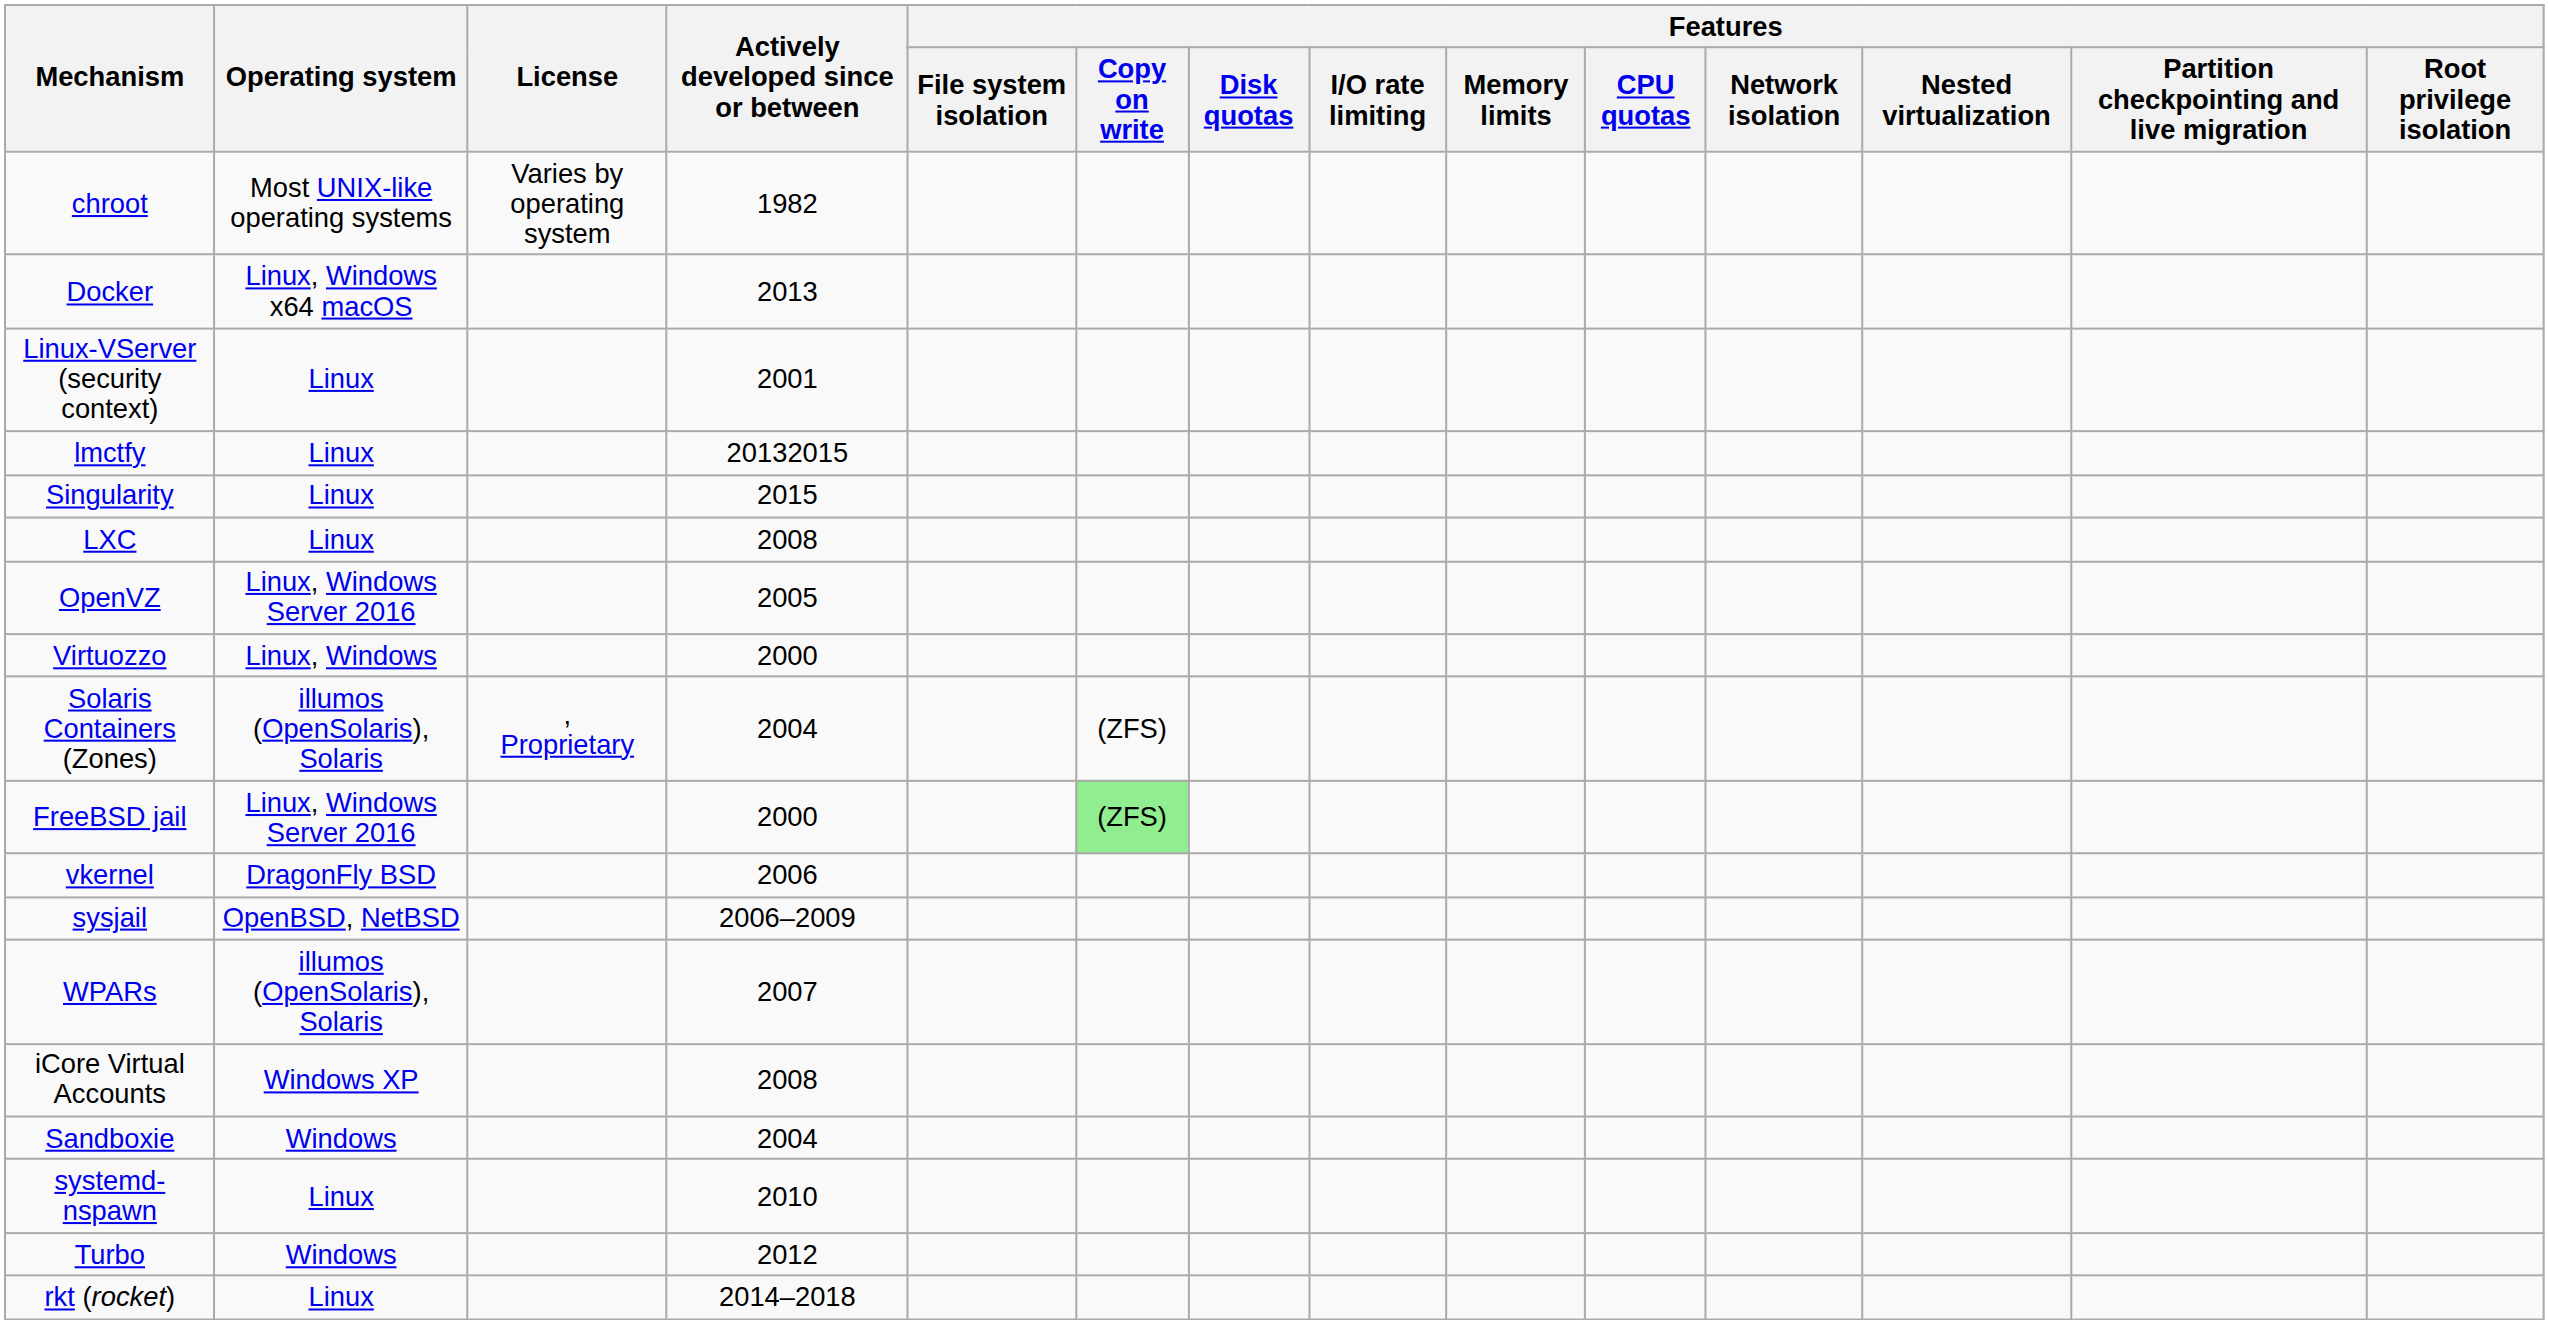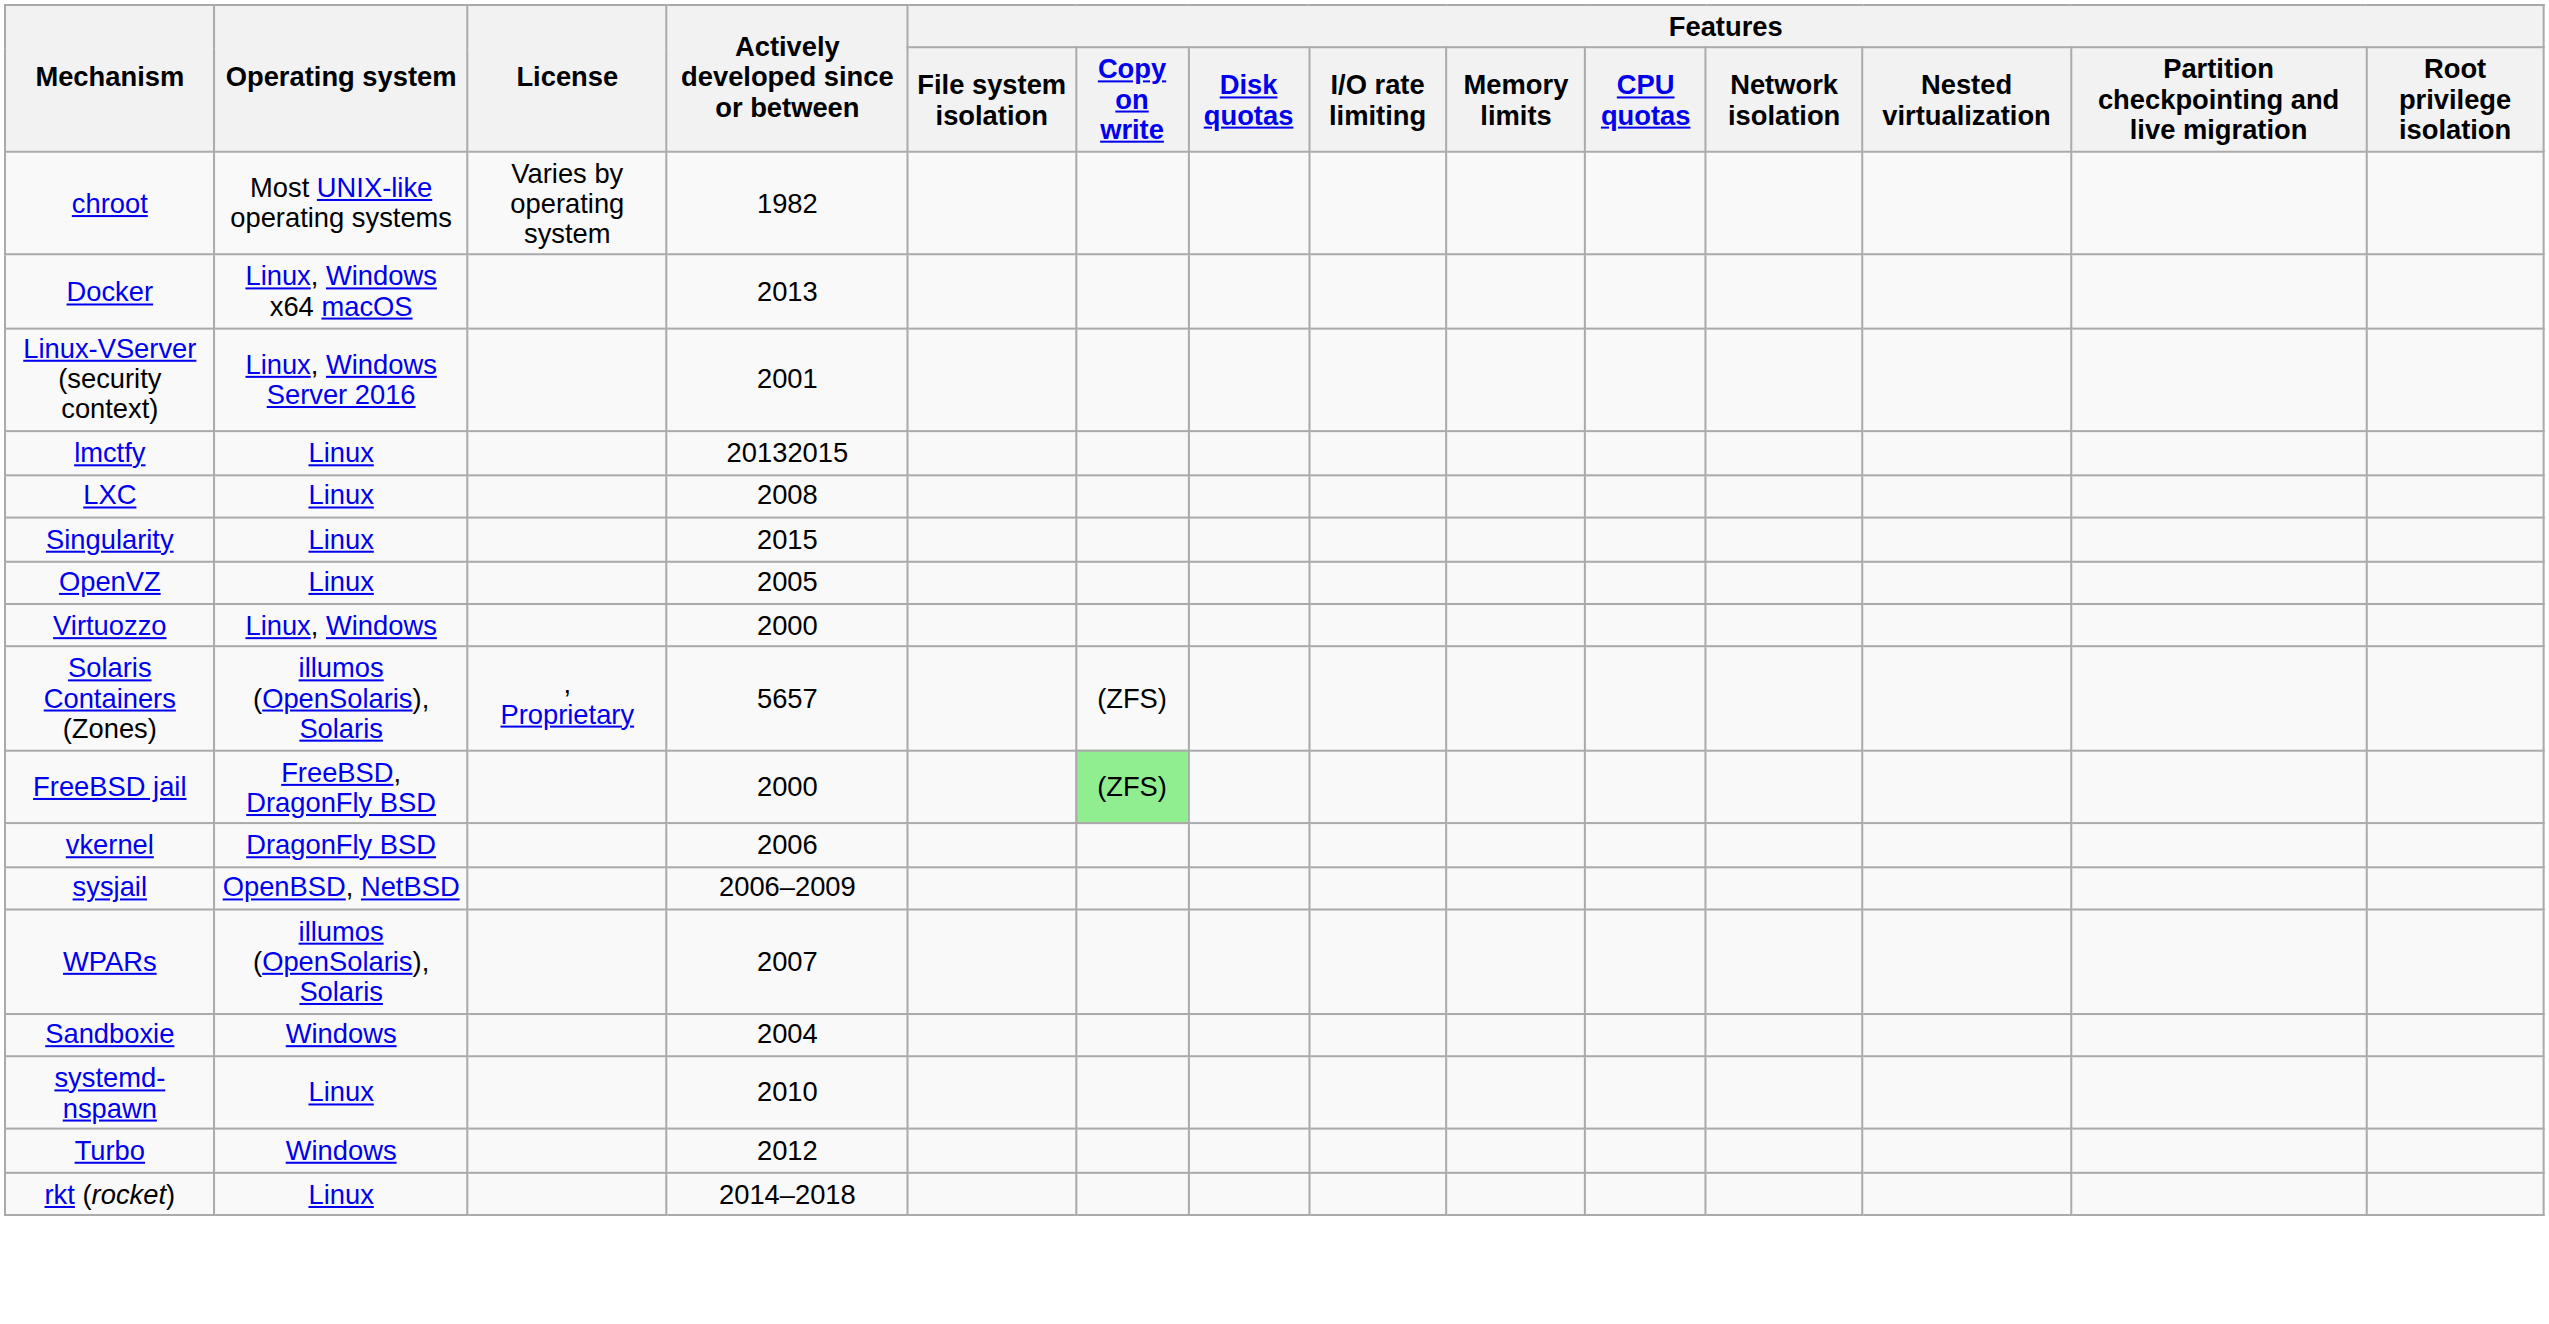(341, 379) Linux -> (341, 379) Linux, Windows Server 2016
rows swapped: (110, 539) <-> (110, 496)
(341, 597) Linux, Windows Server 2016 -> (341, 582) Linux
(787, 728) 2004 -> (787, 698) 5657
(341, 817) Linux, Windows Server 2016 -> (341, 787) FreeBSD, DragonFly BSD
- row: (110, 1080)
